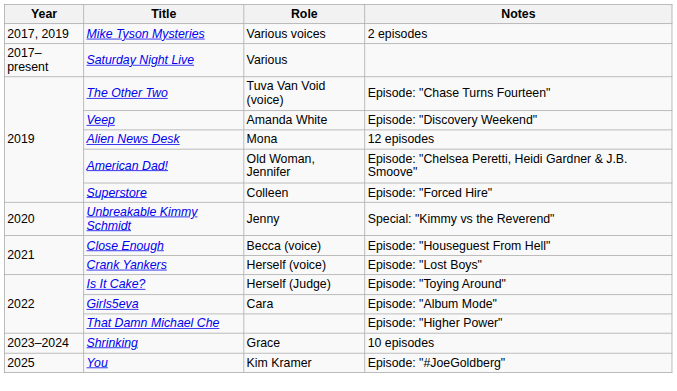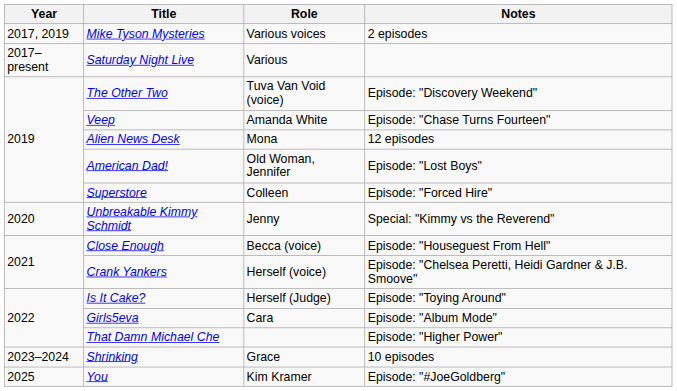(459, 93) Episode: "Chase Turns Fourteen" -> (452, 93) Episode: "Discovery Weekend"
(452, 120) Episode: "Discovery Weekend" -> (459, 120) Episode: "Chase Turns Fourteen"
(498, 166) Episode: "Chelsea Peretti, Heidi Gardner & J.B. Smoove" -> (425, 166) Episode: "Lost Boys"
(425, 265) Episode: "Lost Boys" -> (498, 272) Episode: "Chelsea Peretti, Heidi Gardner & J.B. Smoove"
